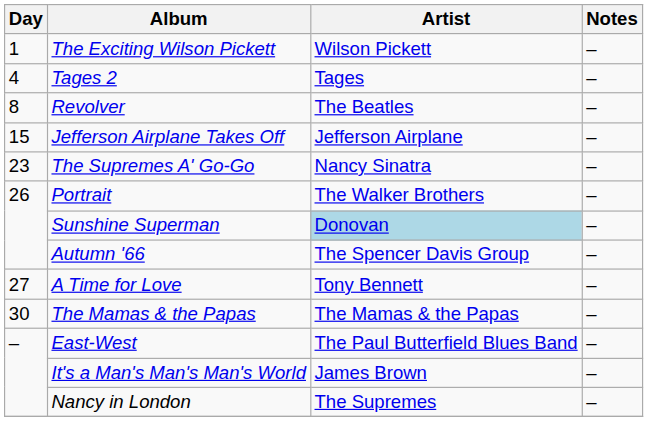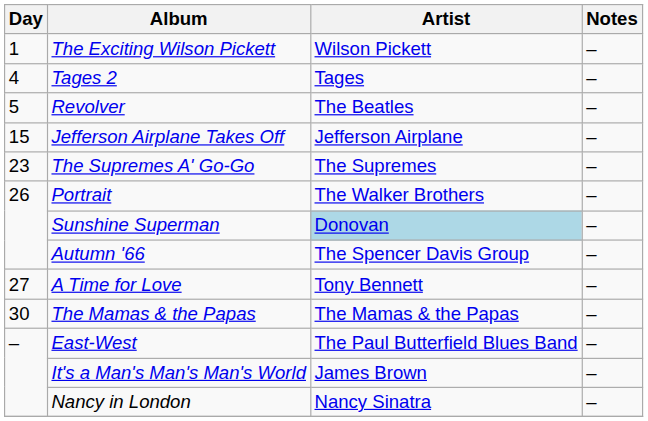(14, 107) 8 -> (14, 107) 5
(373, 166) Nancy Sinatra -> (375, 166) The Supremes
(375, 401) The Supremes -> (373, 401) Nancy Sinatra
